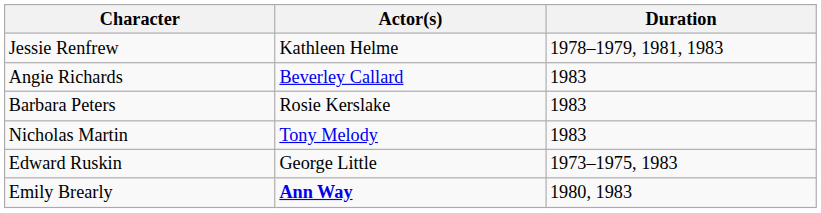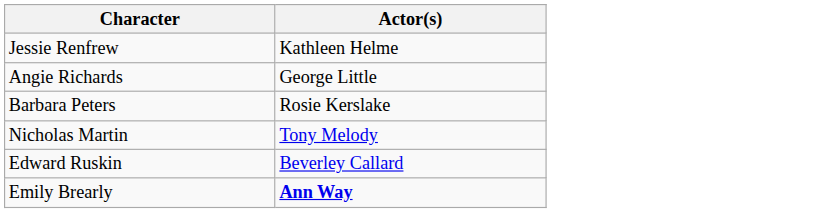- column: (681, 18)
(341, 76) Beverley Callard -> (328, 76) George Little
(328, 163) George Little -> (341, 163) Beverley Callard
